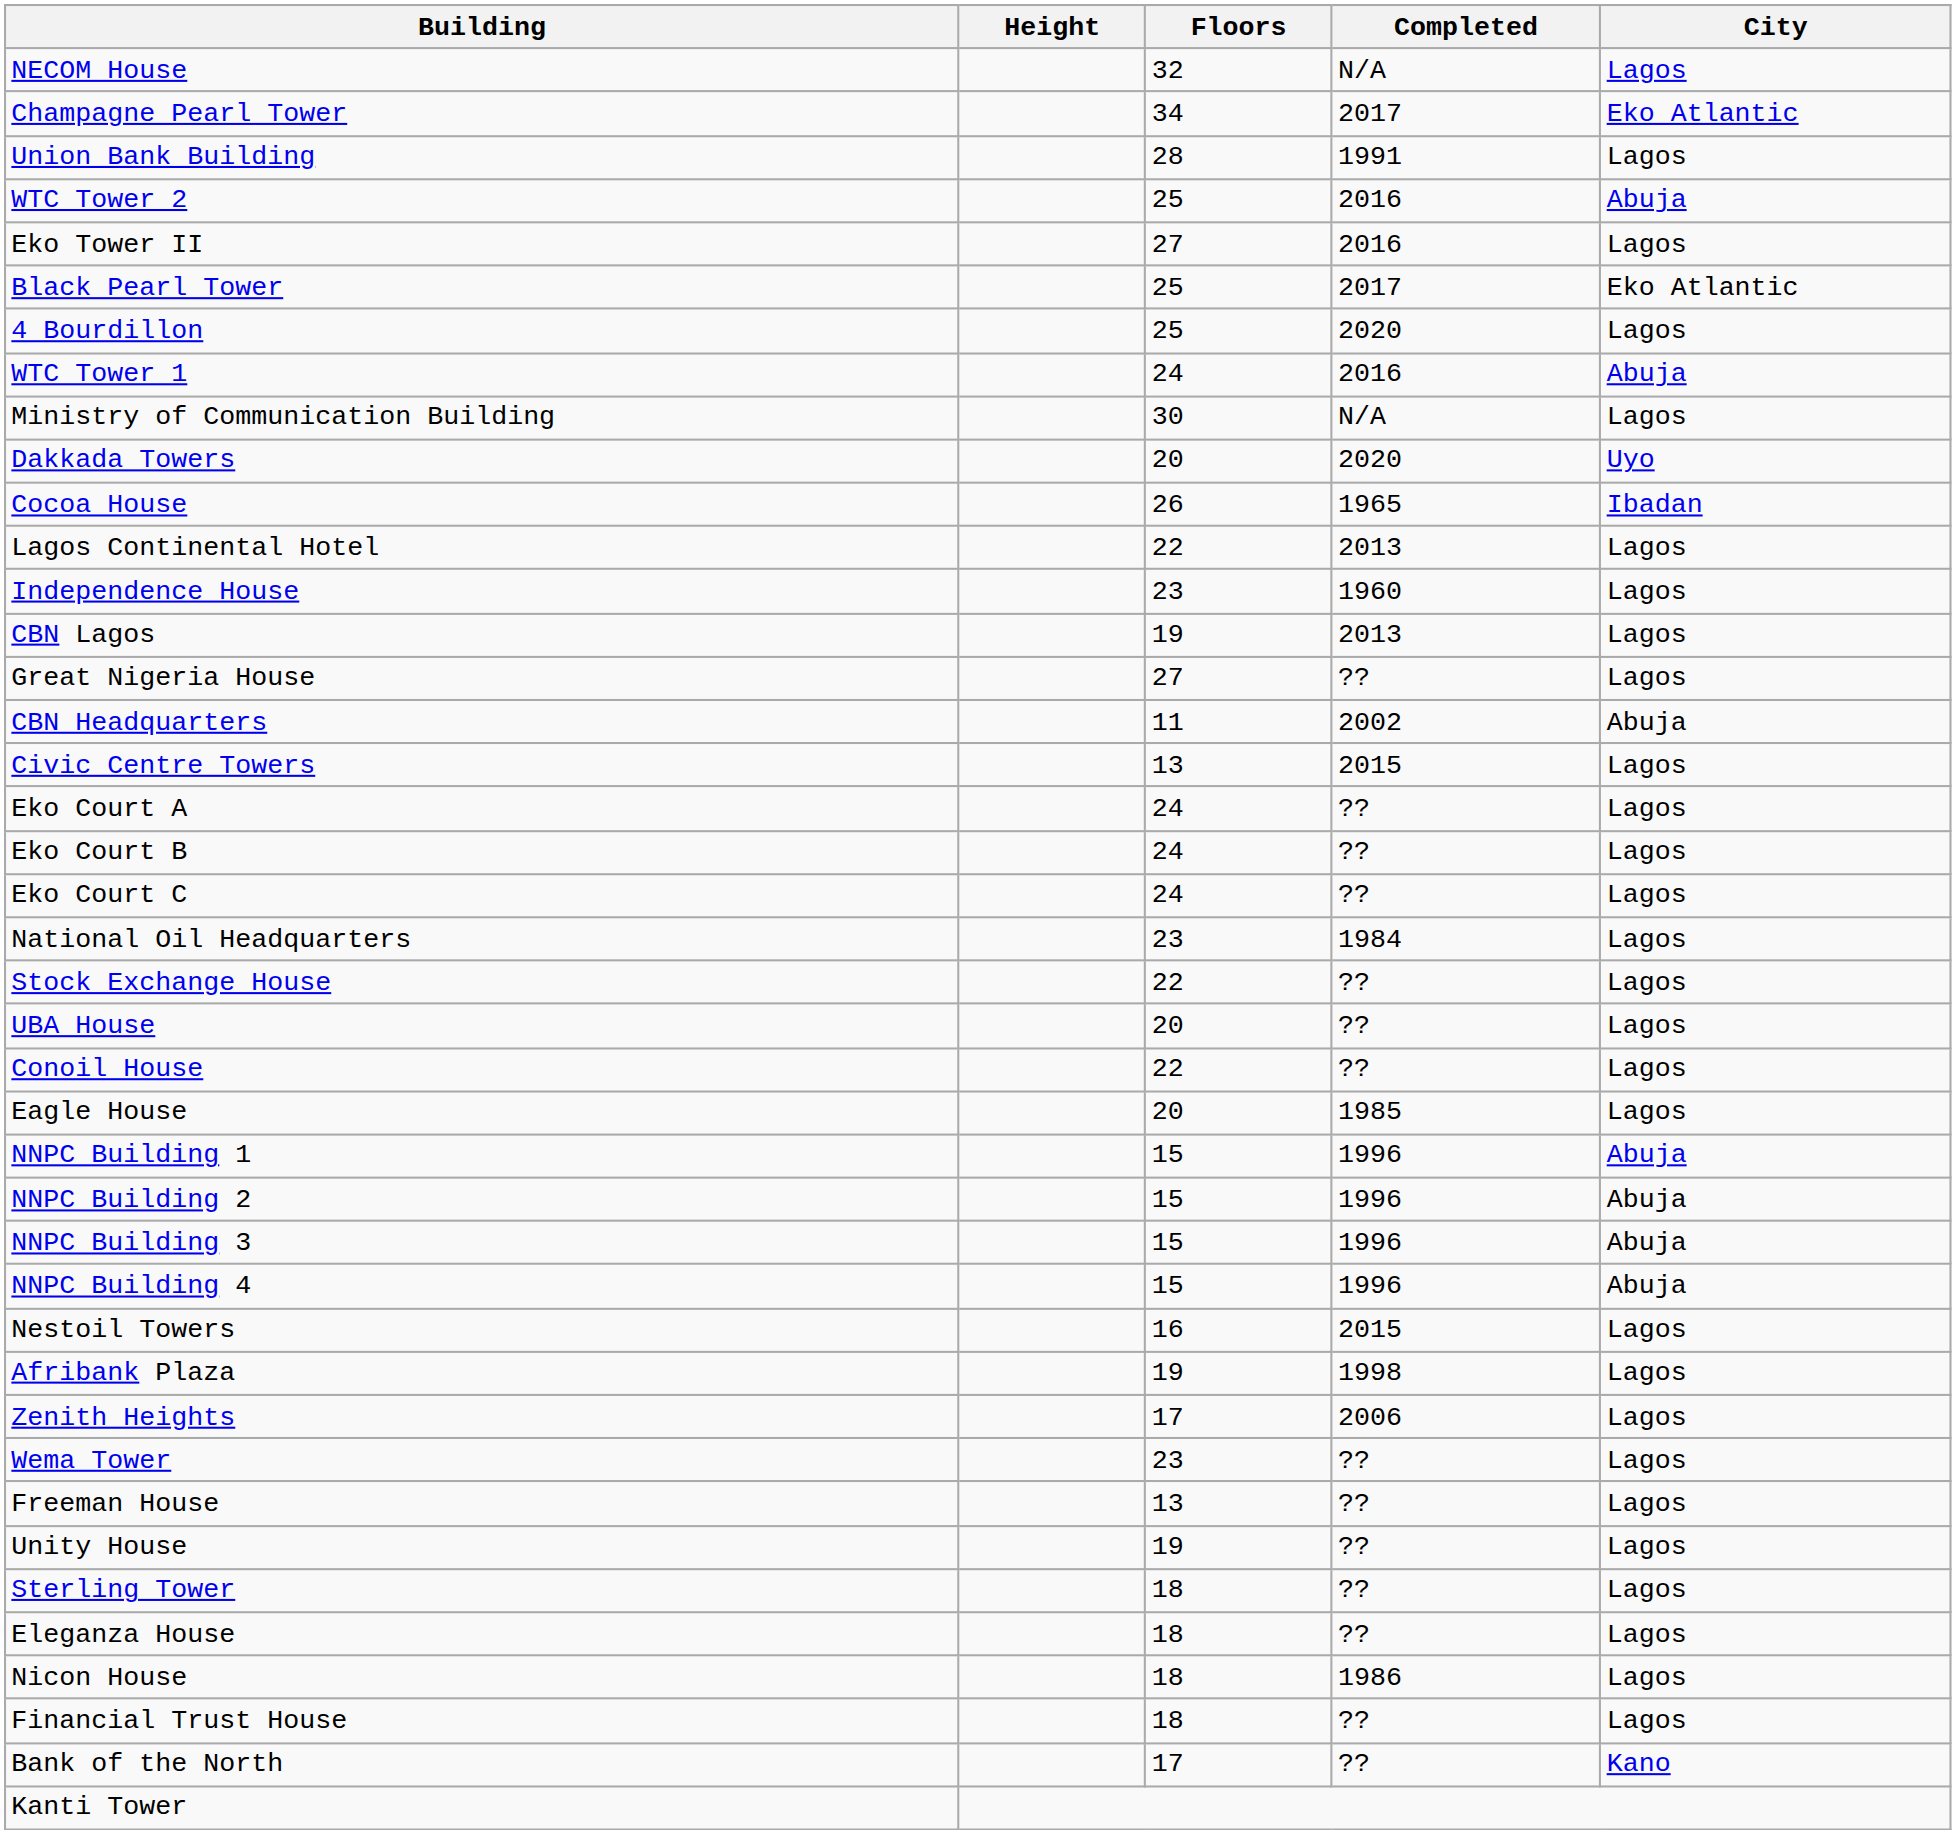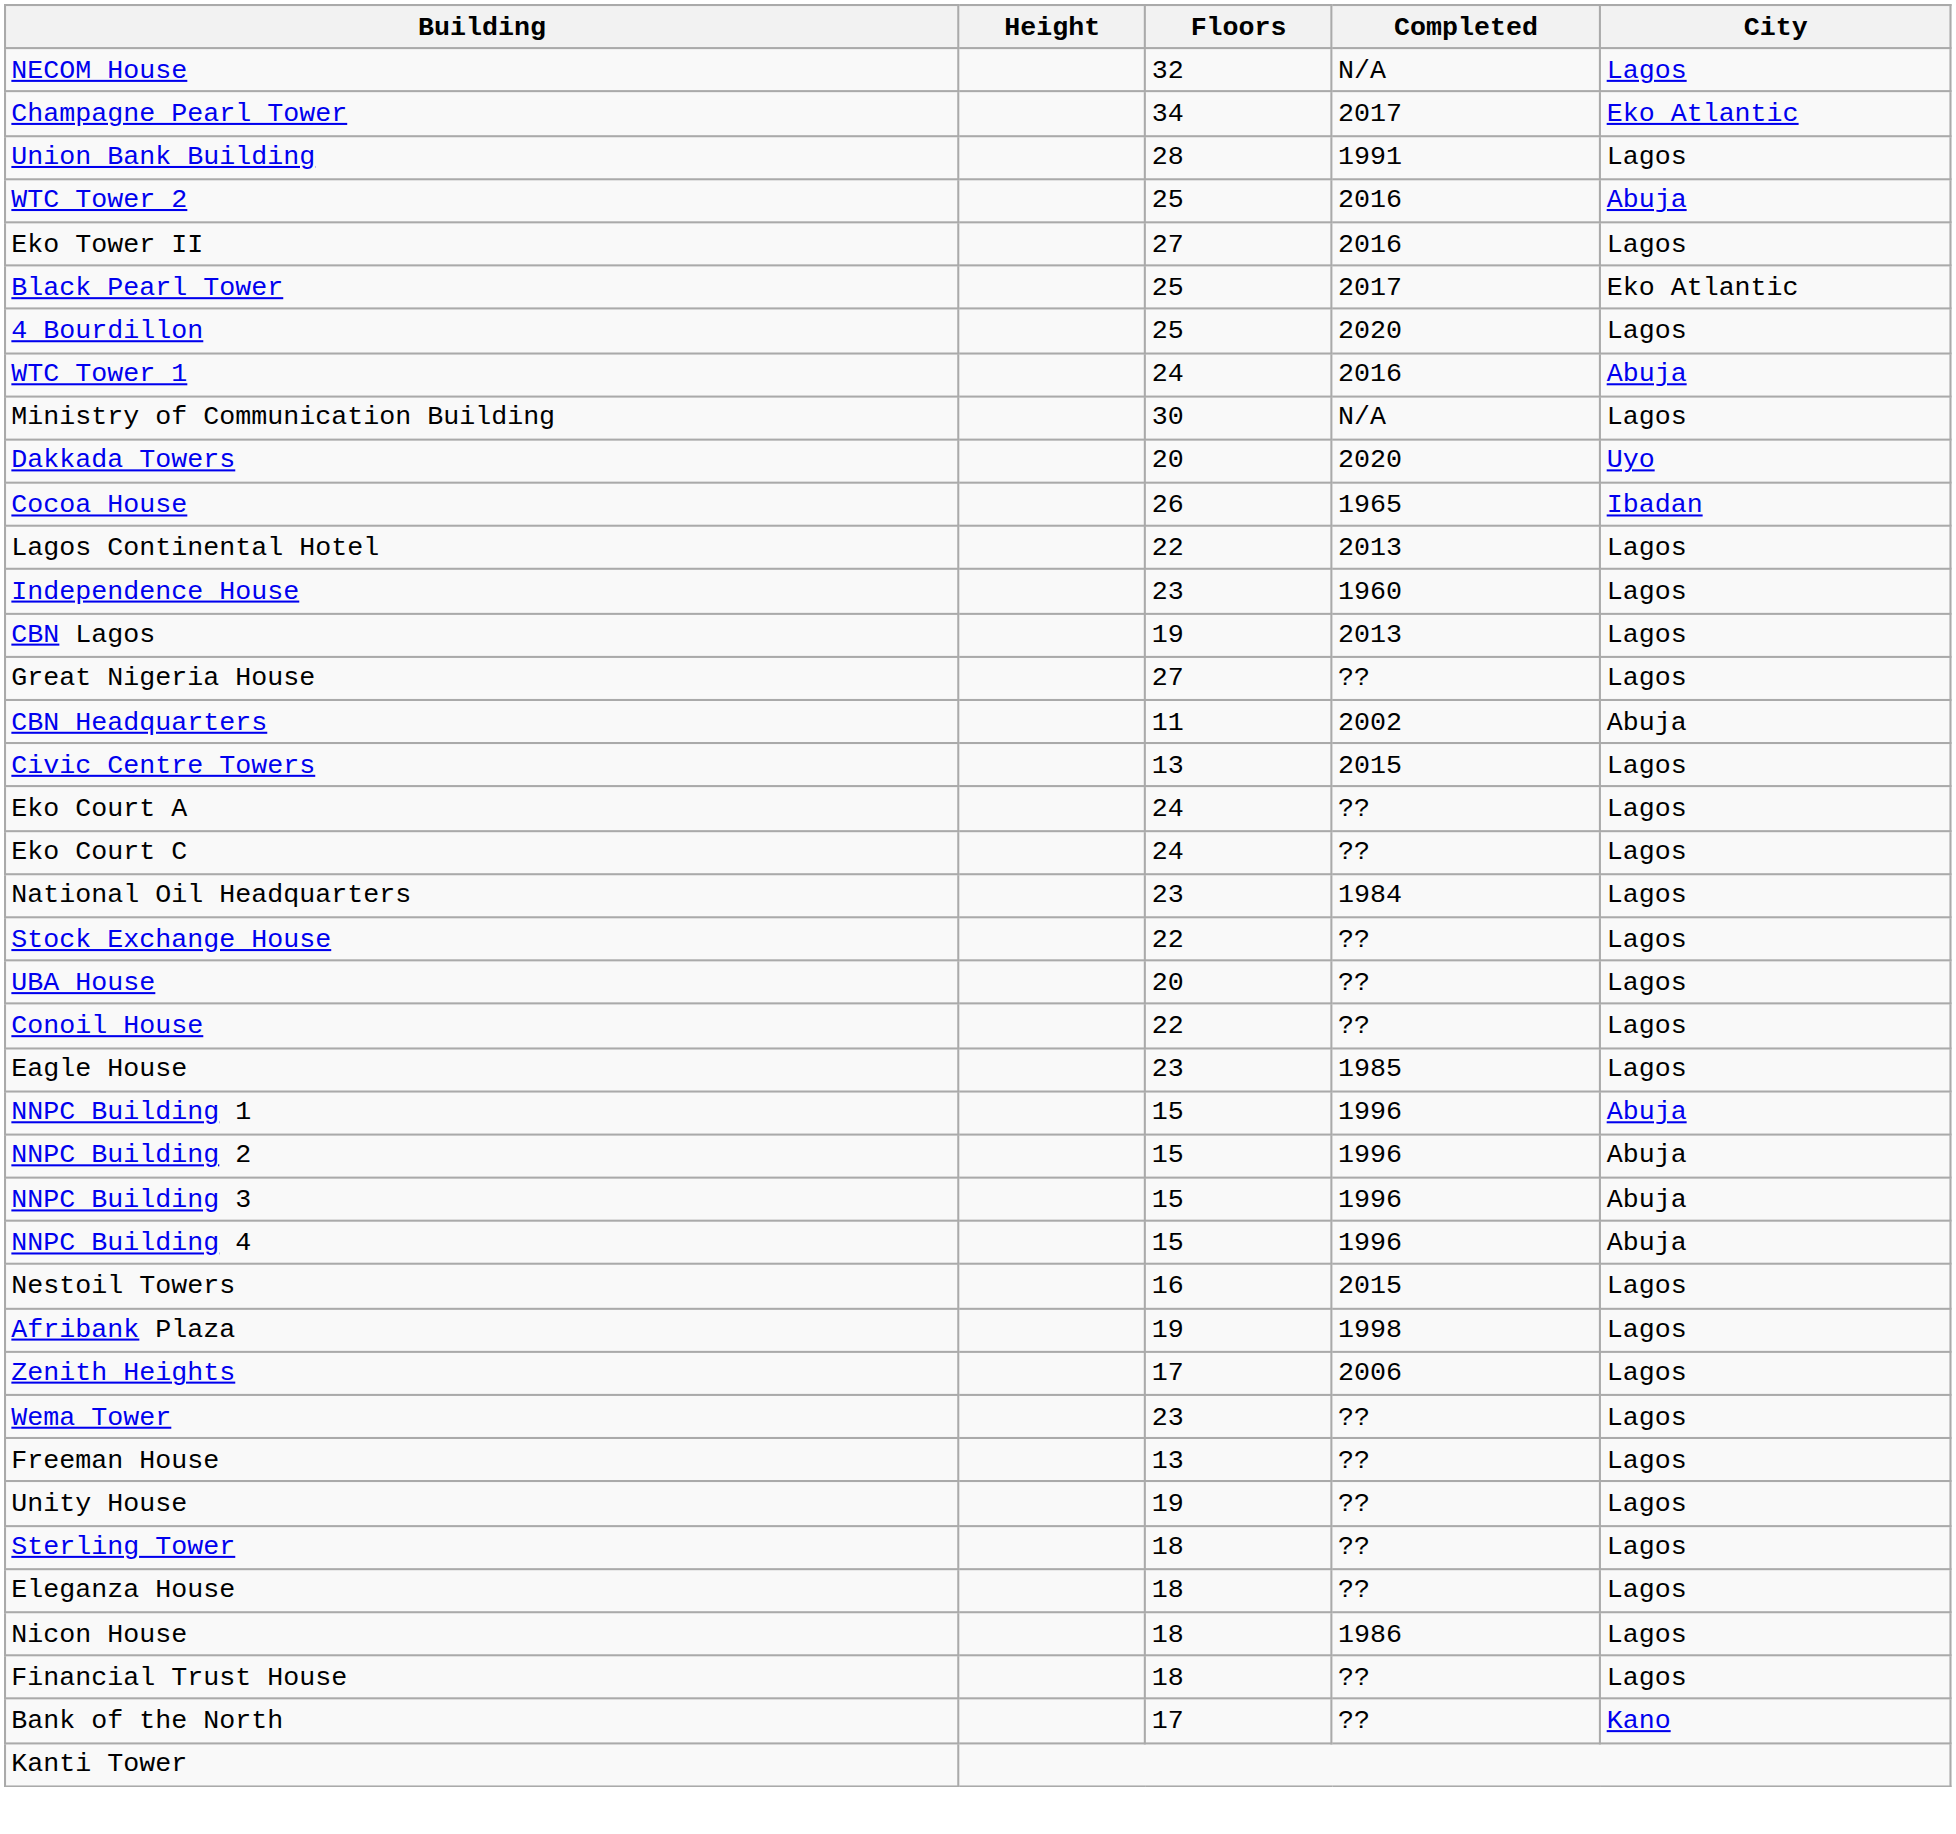- row: (99, 852)
(1168, 1113) 20 -> (1168, 1069) 23
